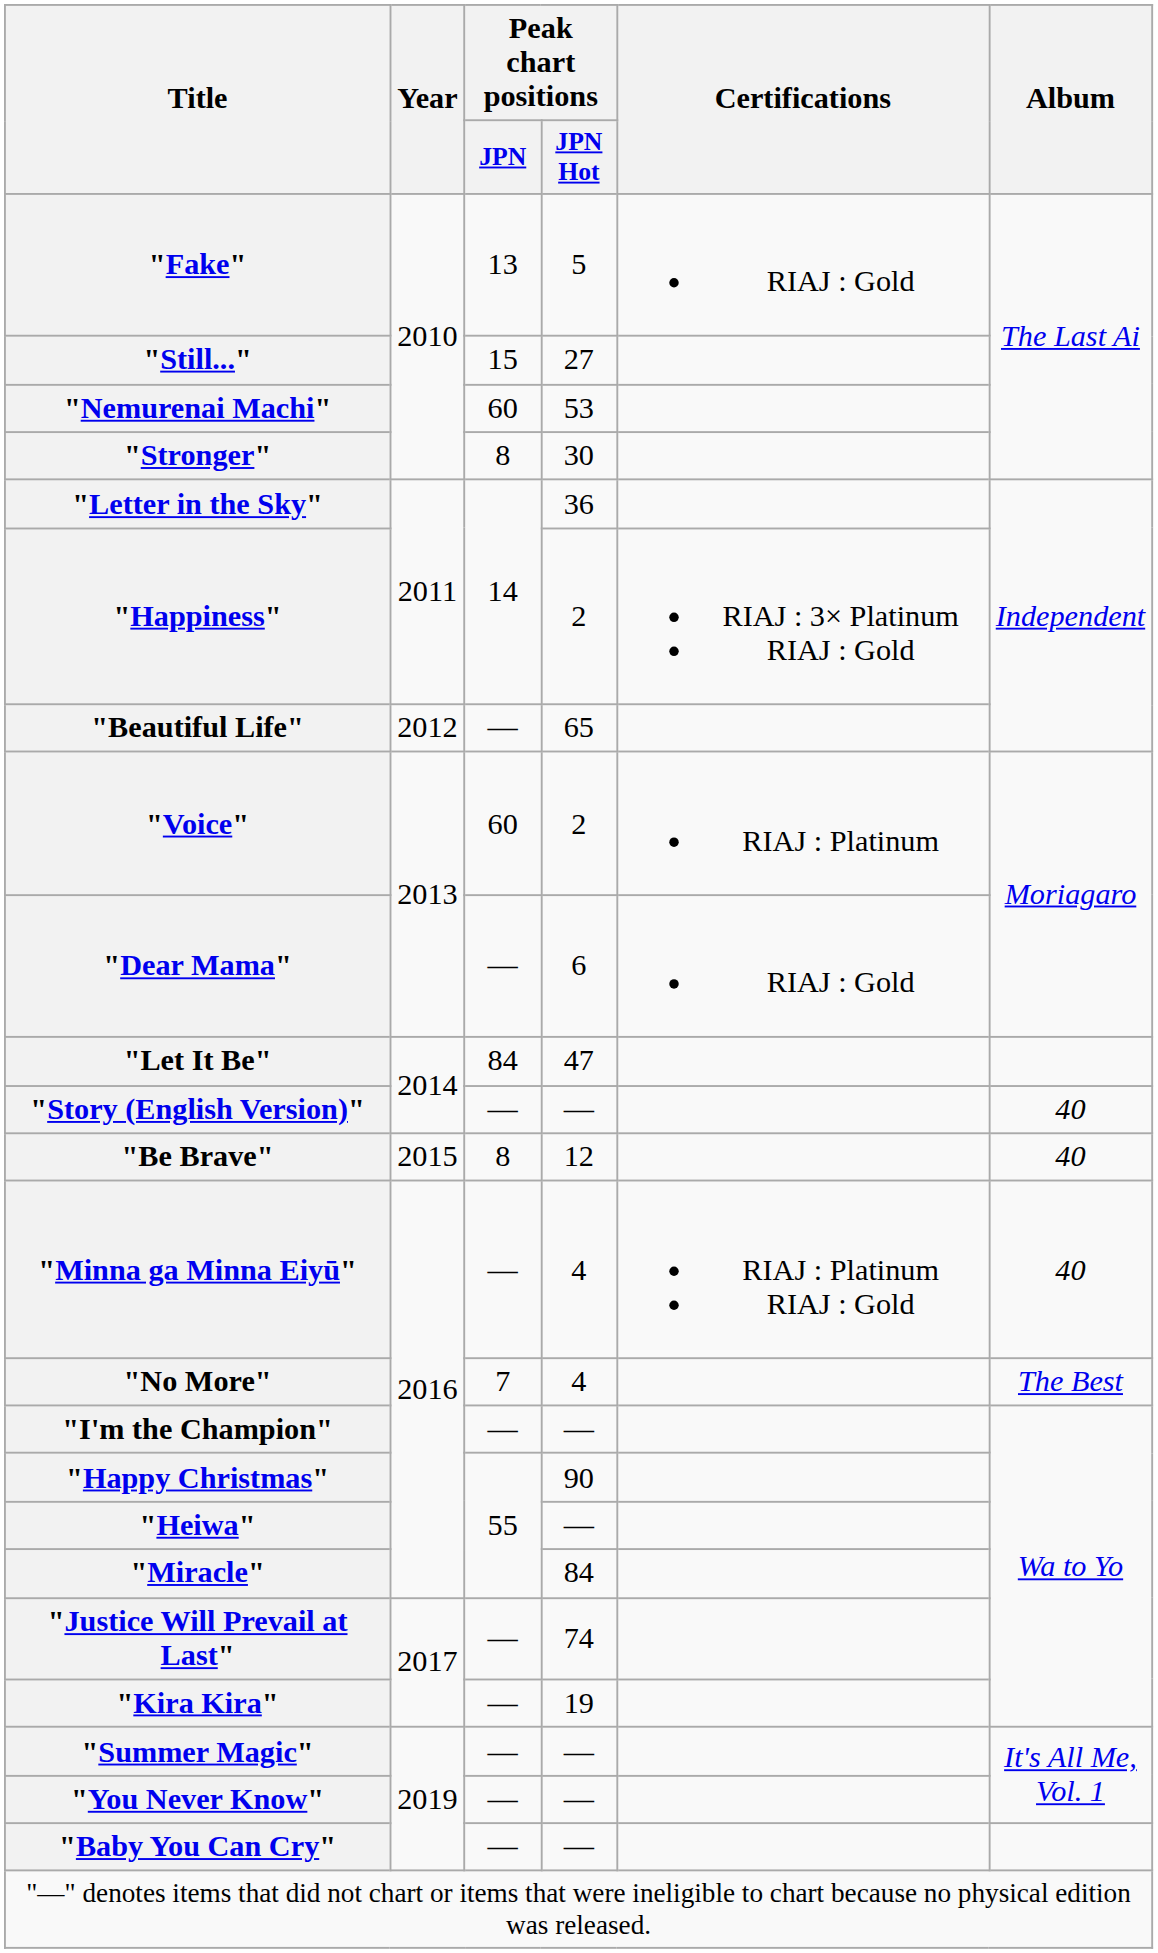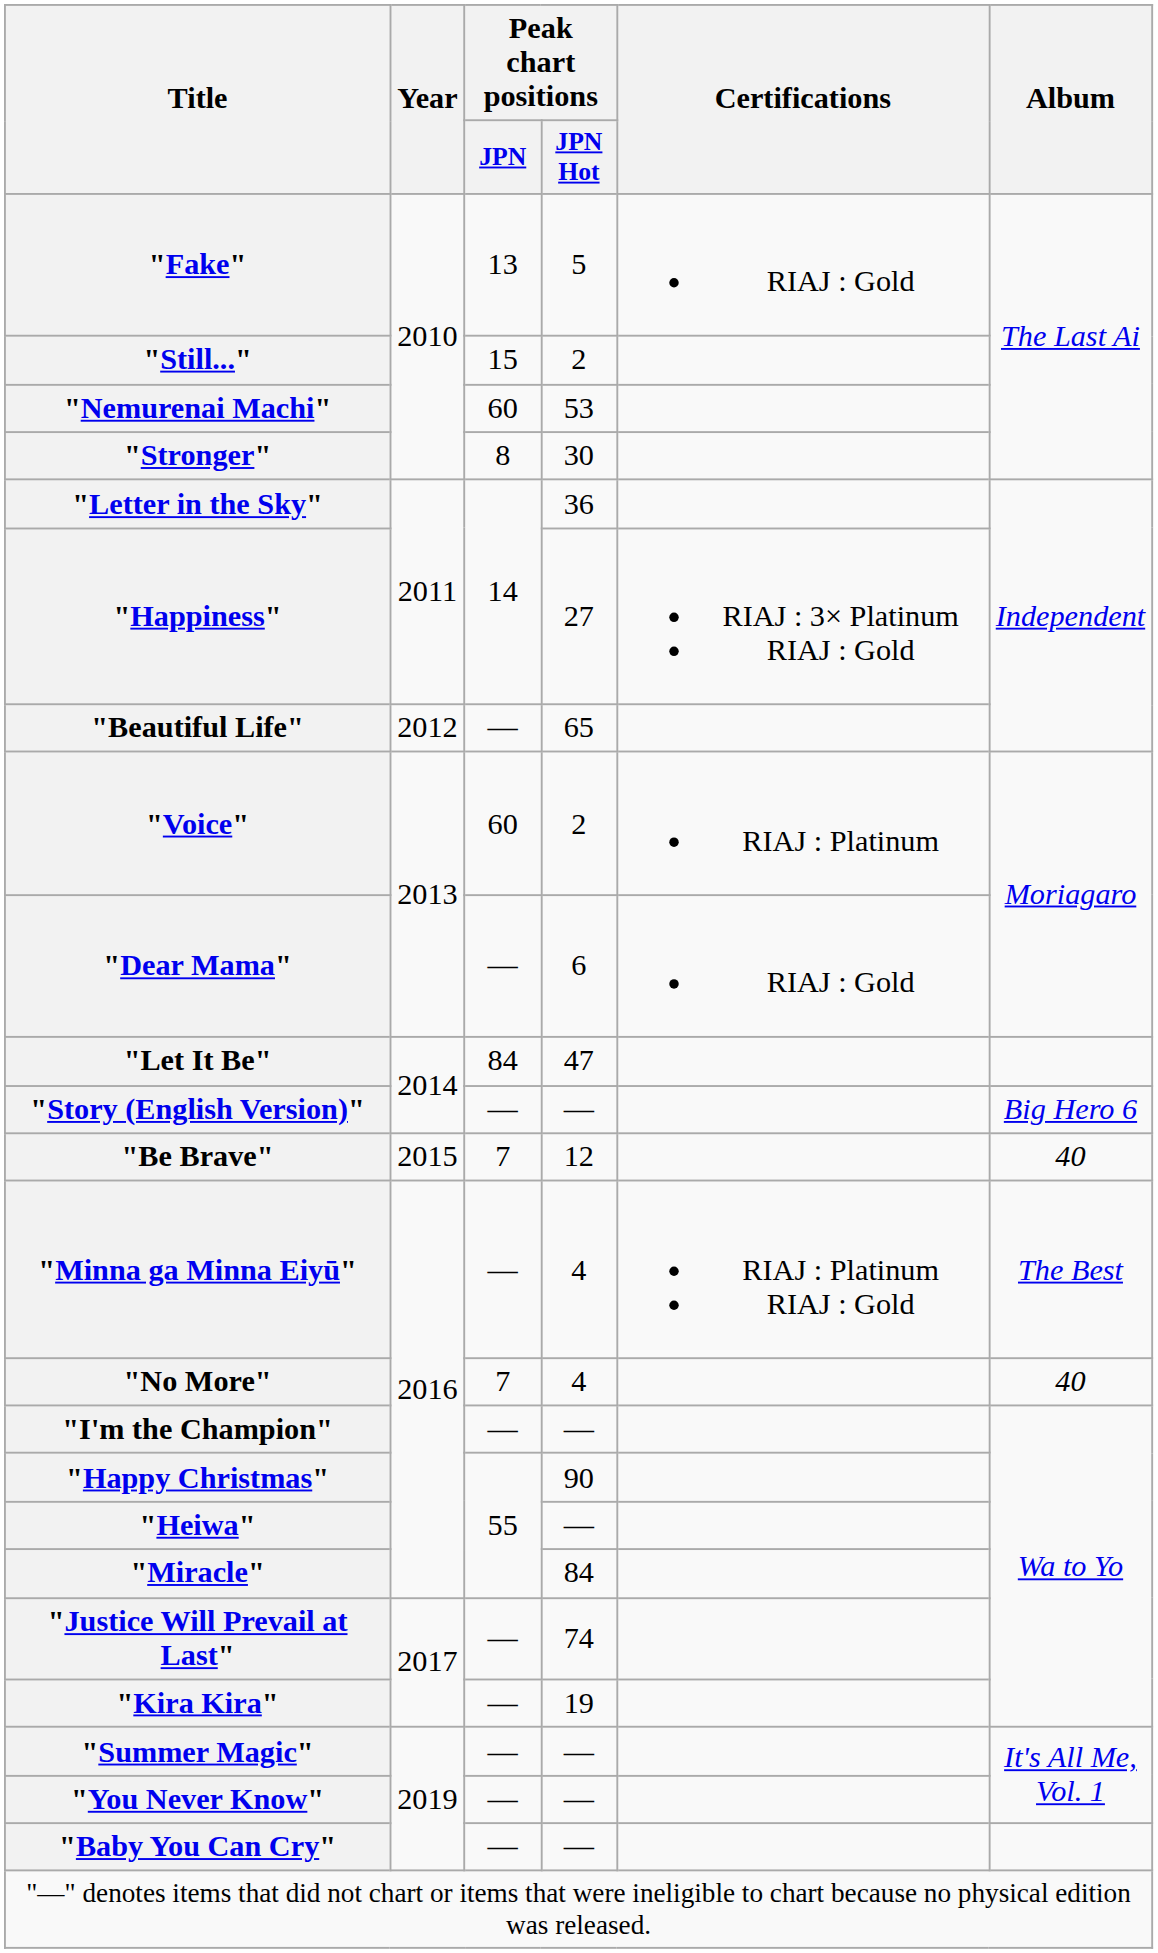(579, 359) 27 -> (579, 359) 2
(579, 615) 2 -> (579, 615) 27
(1070, 1108) 40 -> (1070, 1108) Big Hero 6
(503, 1156) 8 -> (503, 1156) 7
(1070, 1268) 40 -> (1070, 1268) The Best
(1070, 1381) The Best -> (1070, 1381) 40
